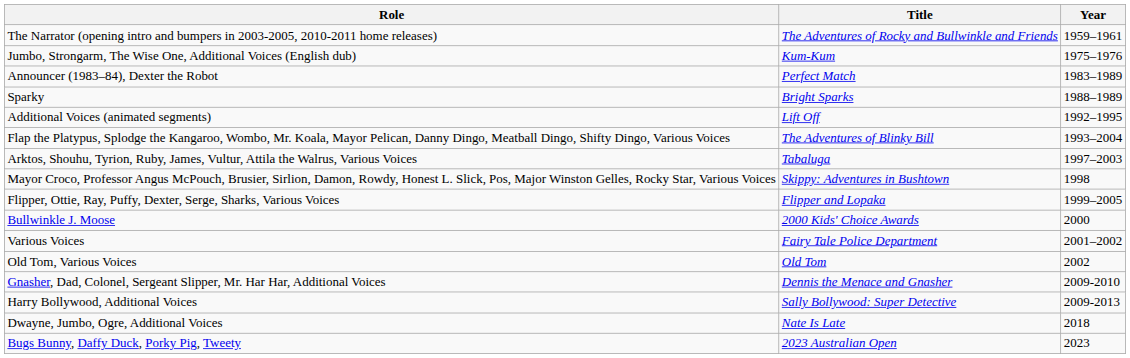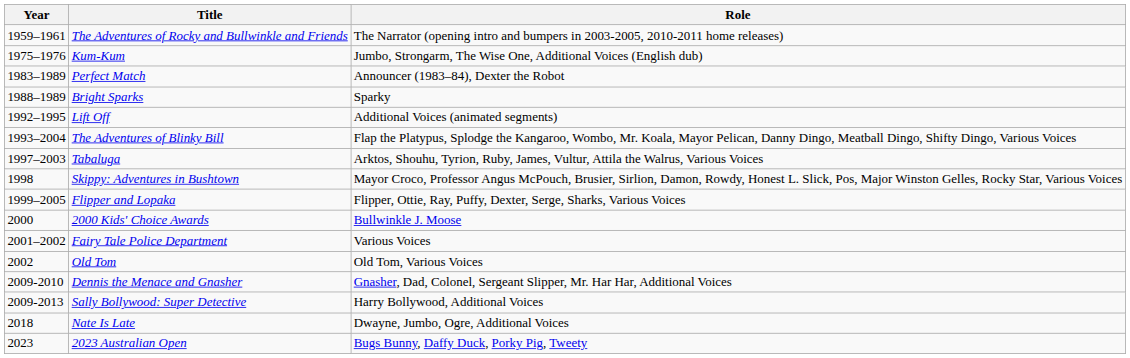columns swapped: (1093, 14) <-> (392, 14)
